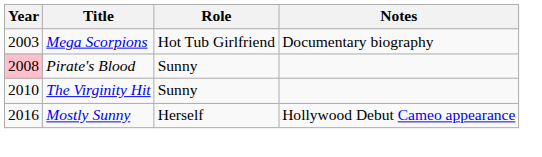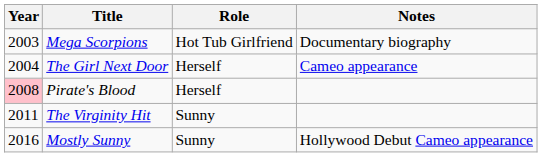+ row: (107, 66)
(178, 66) Sunny -> (198, 90) Herself
(24, 90) 2010 -> (23, 115) 2011
(181, 115) Herself -> (195, 139) Sunny
